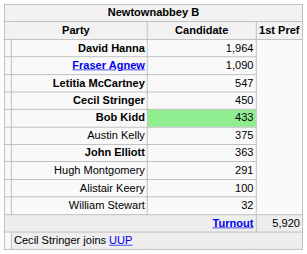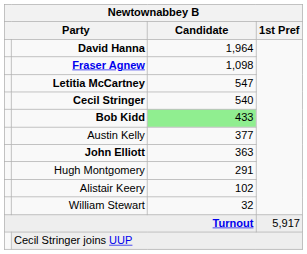(240, 65) 1,090 -> (240, 65) 1,098
(244, 100) 450 -> (244, 100) 540
(244, 135) 375 -> (244, 135) 377
(244, 188) 100 -> (244, 188) 102
(286, 223) 5,920 -> (286, 223) 5,917
